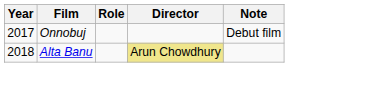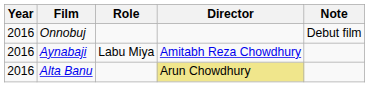(21, 33) 2017 -> (21, 33) 2016
+ row: (63, 52)
(21, 52) 2018 -> (21, 71) 2016
